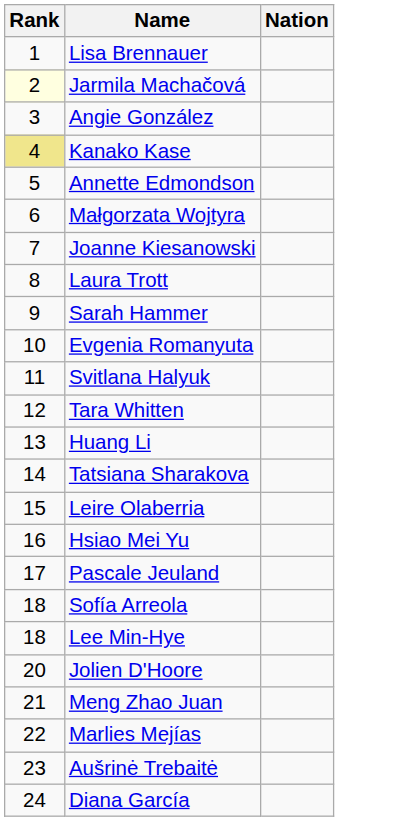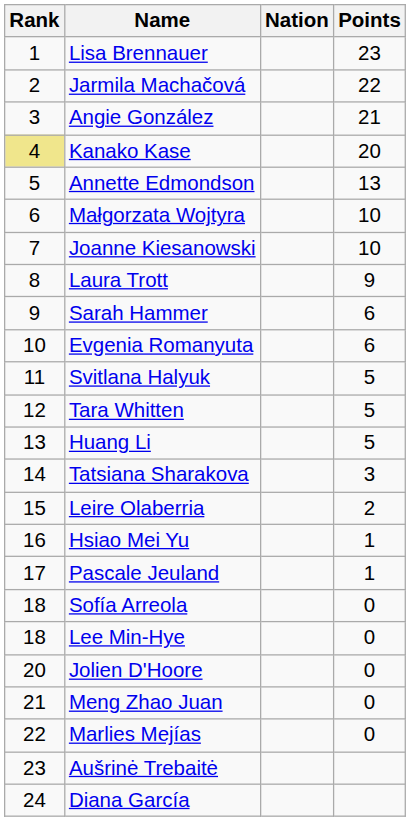+ column: (369, 20)
(34, 85) lightyellow background -> (34, 85) no background
